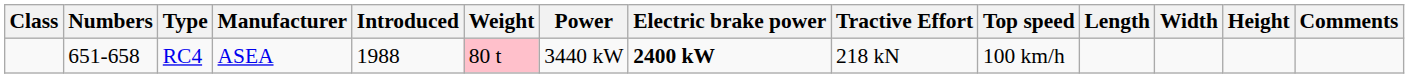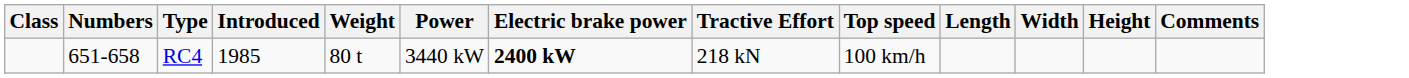- column: (282, 21)
(378, 55) 1988 -> (239, 55) 1985
(485, 55) pink background -> (346, 55) no background
